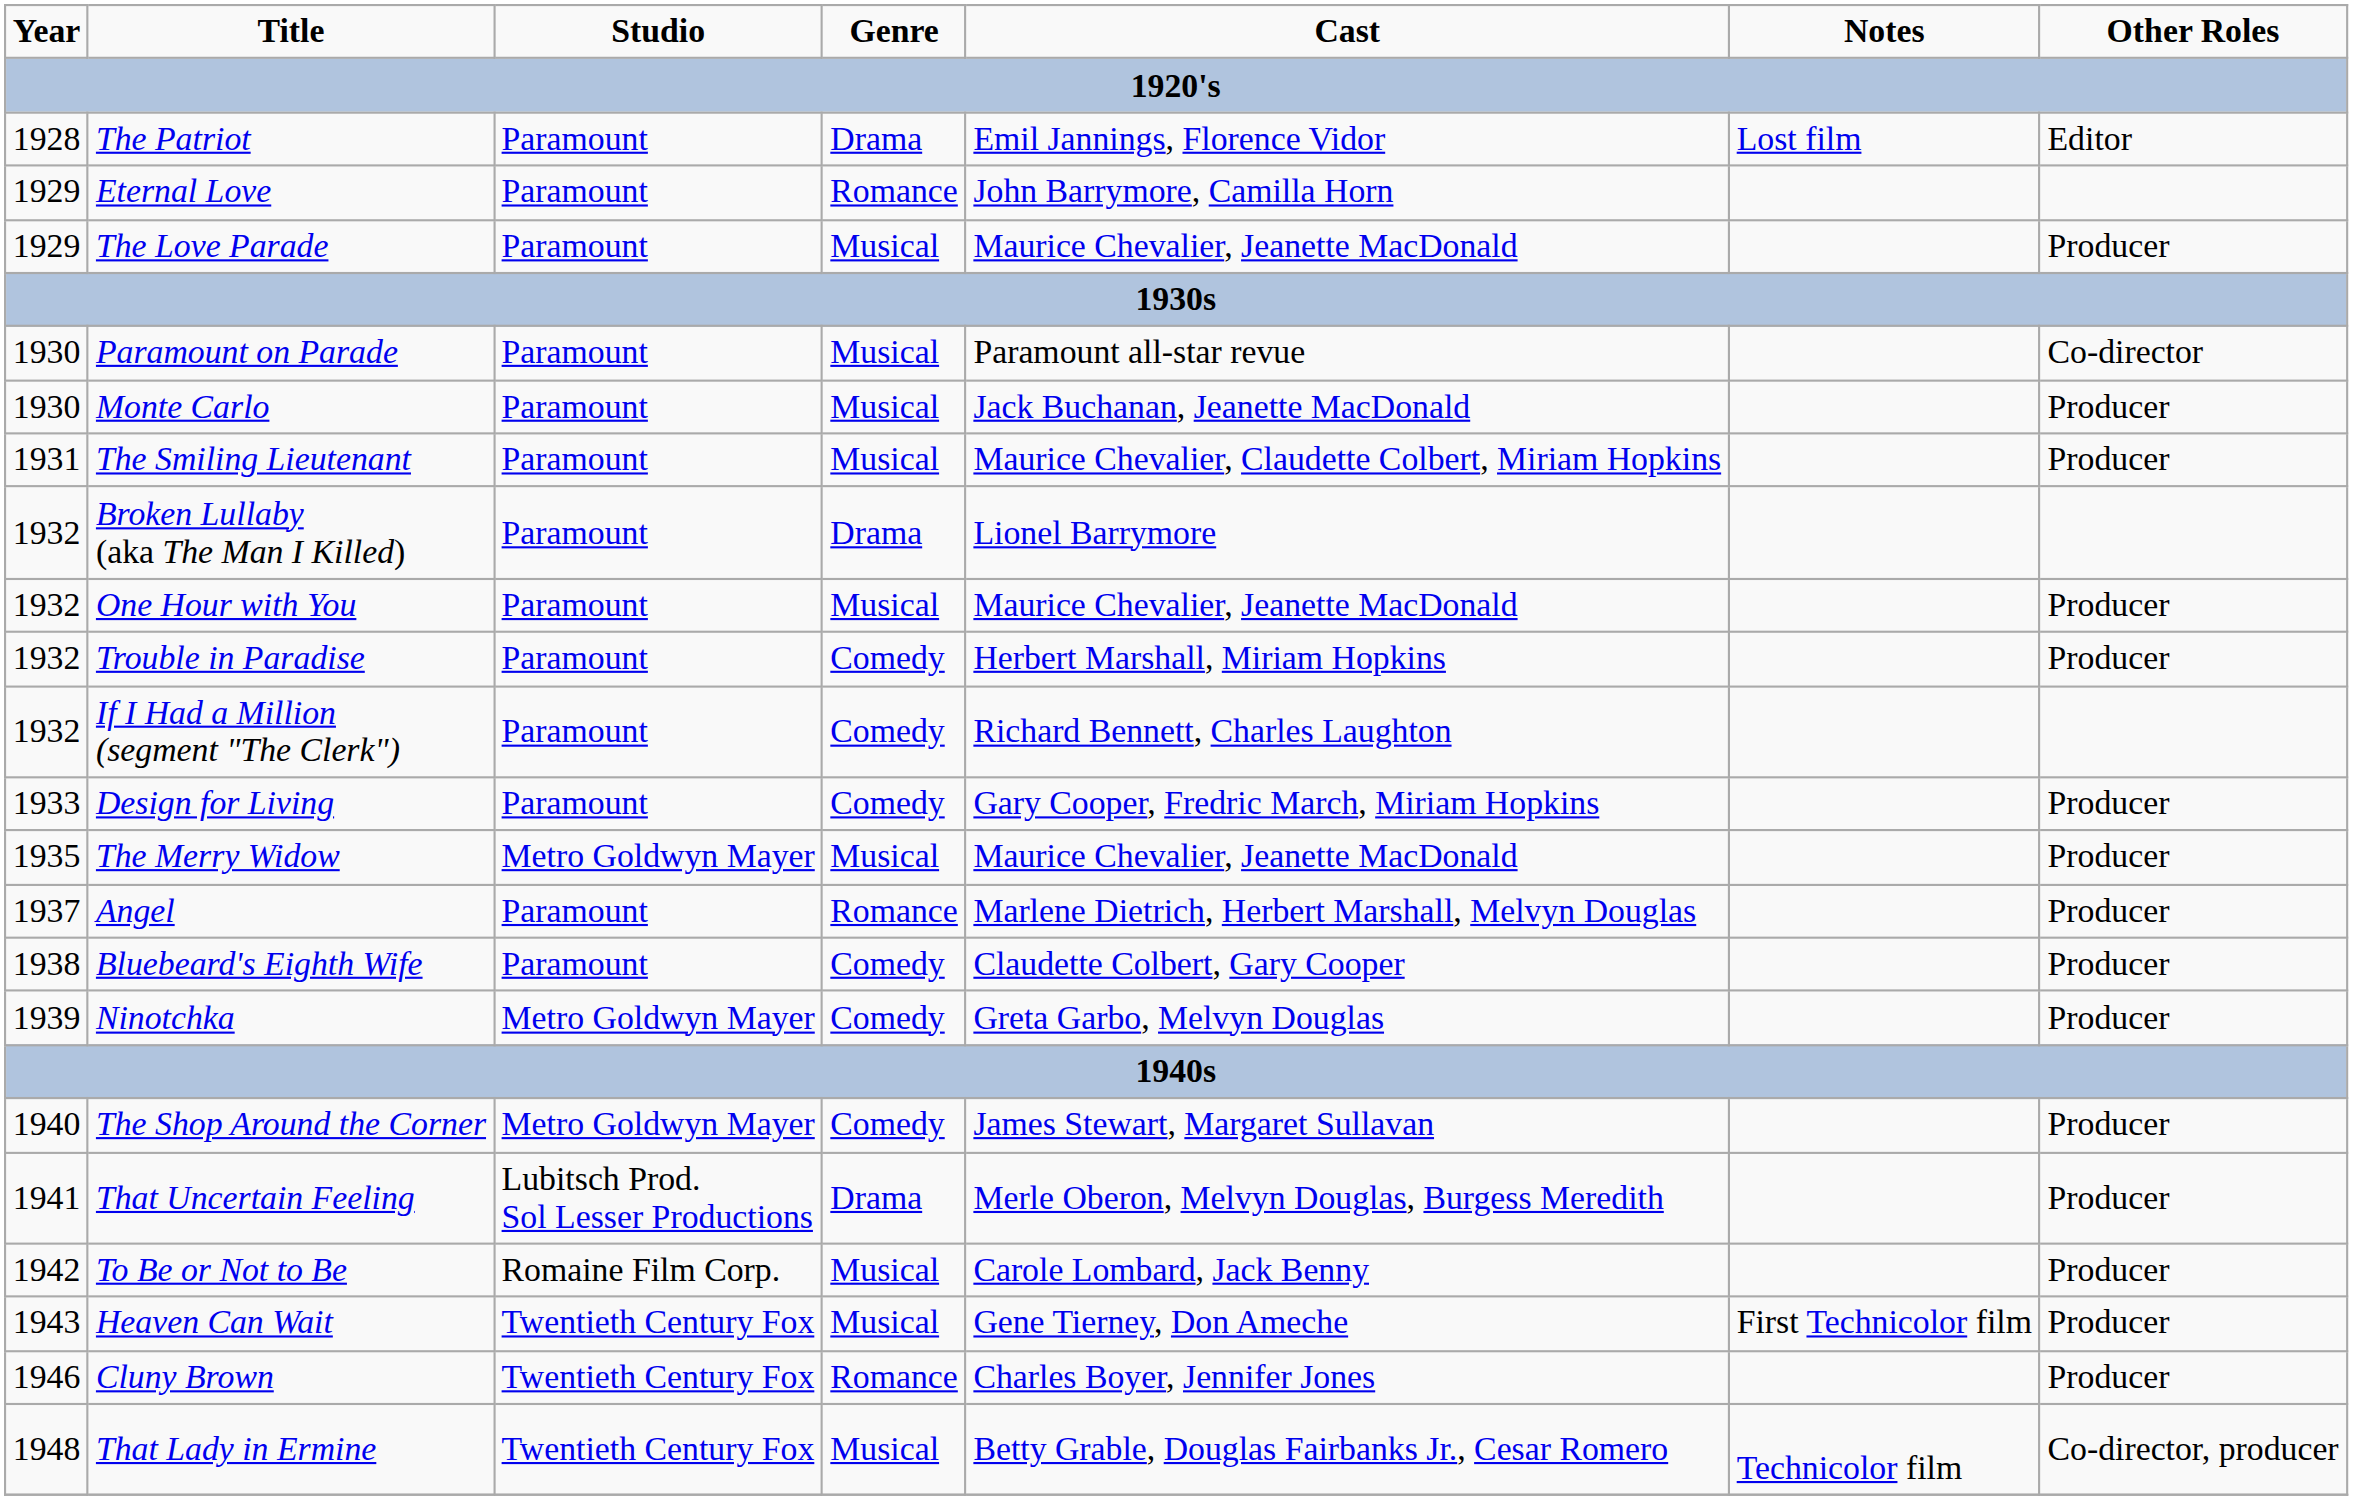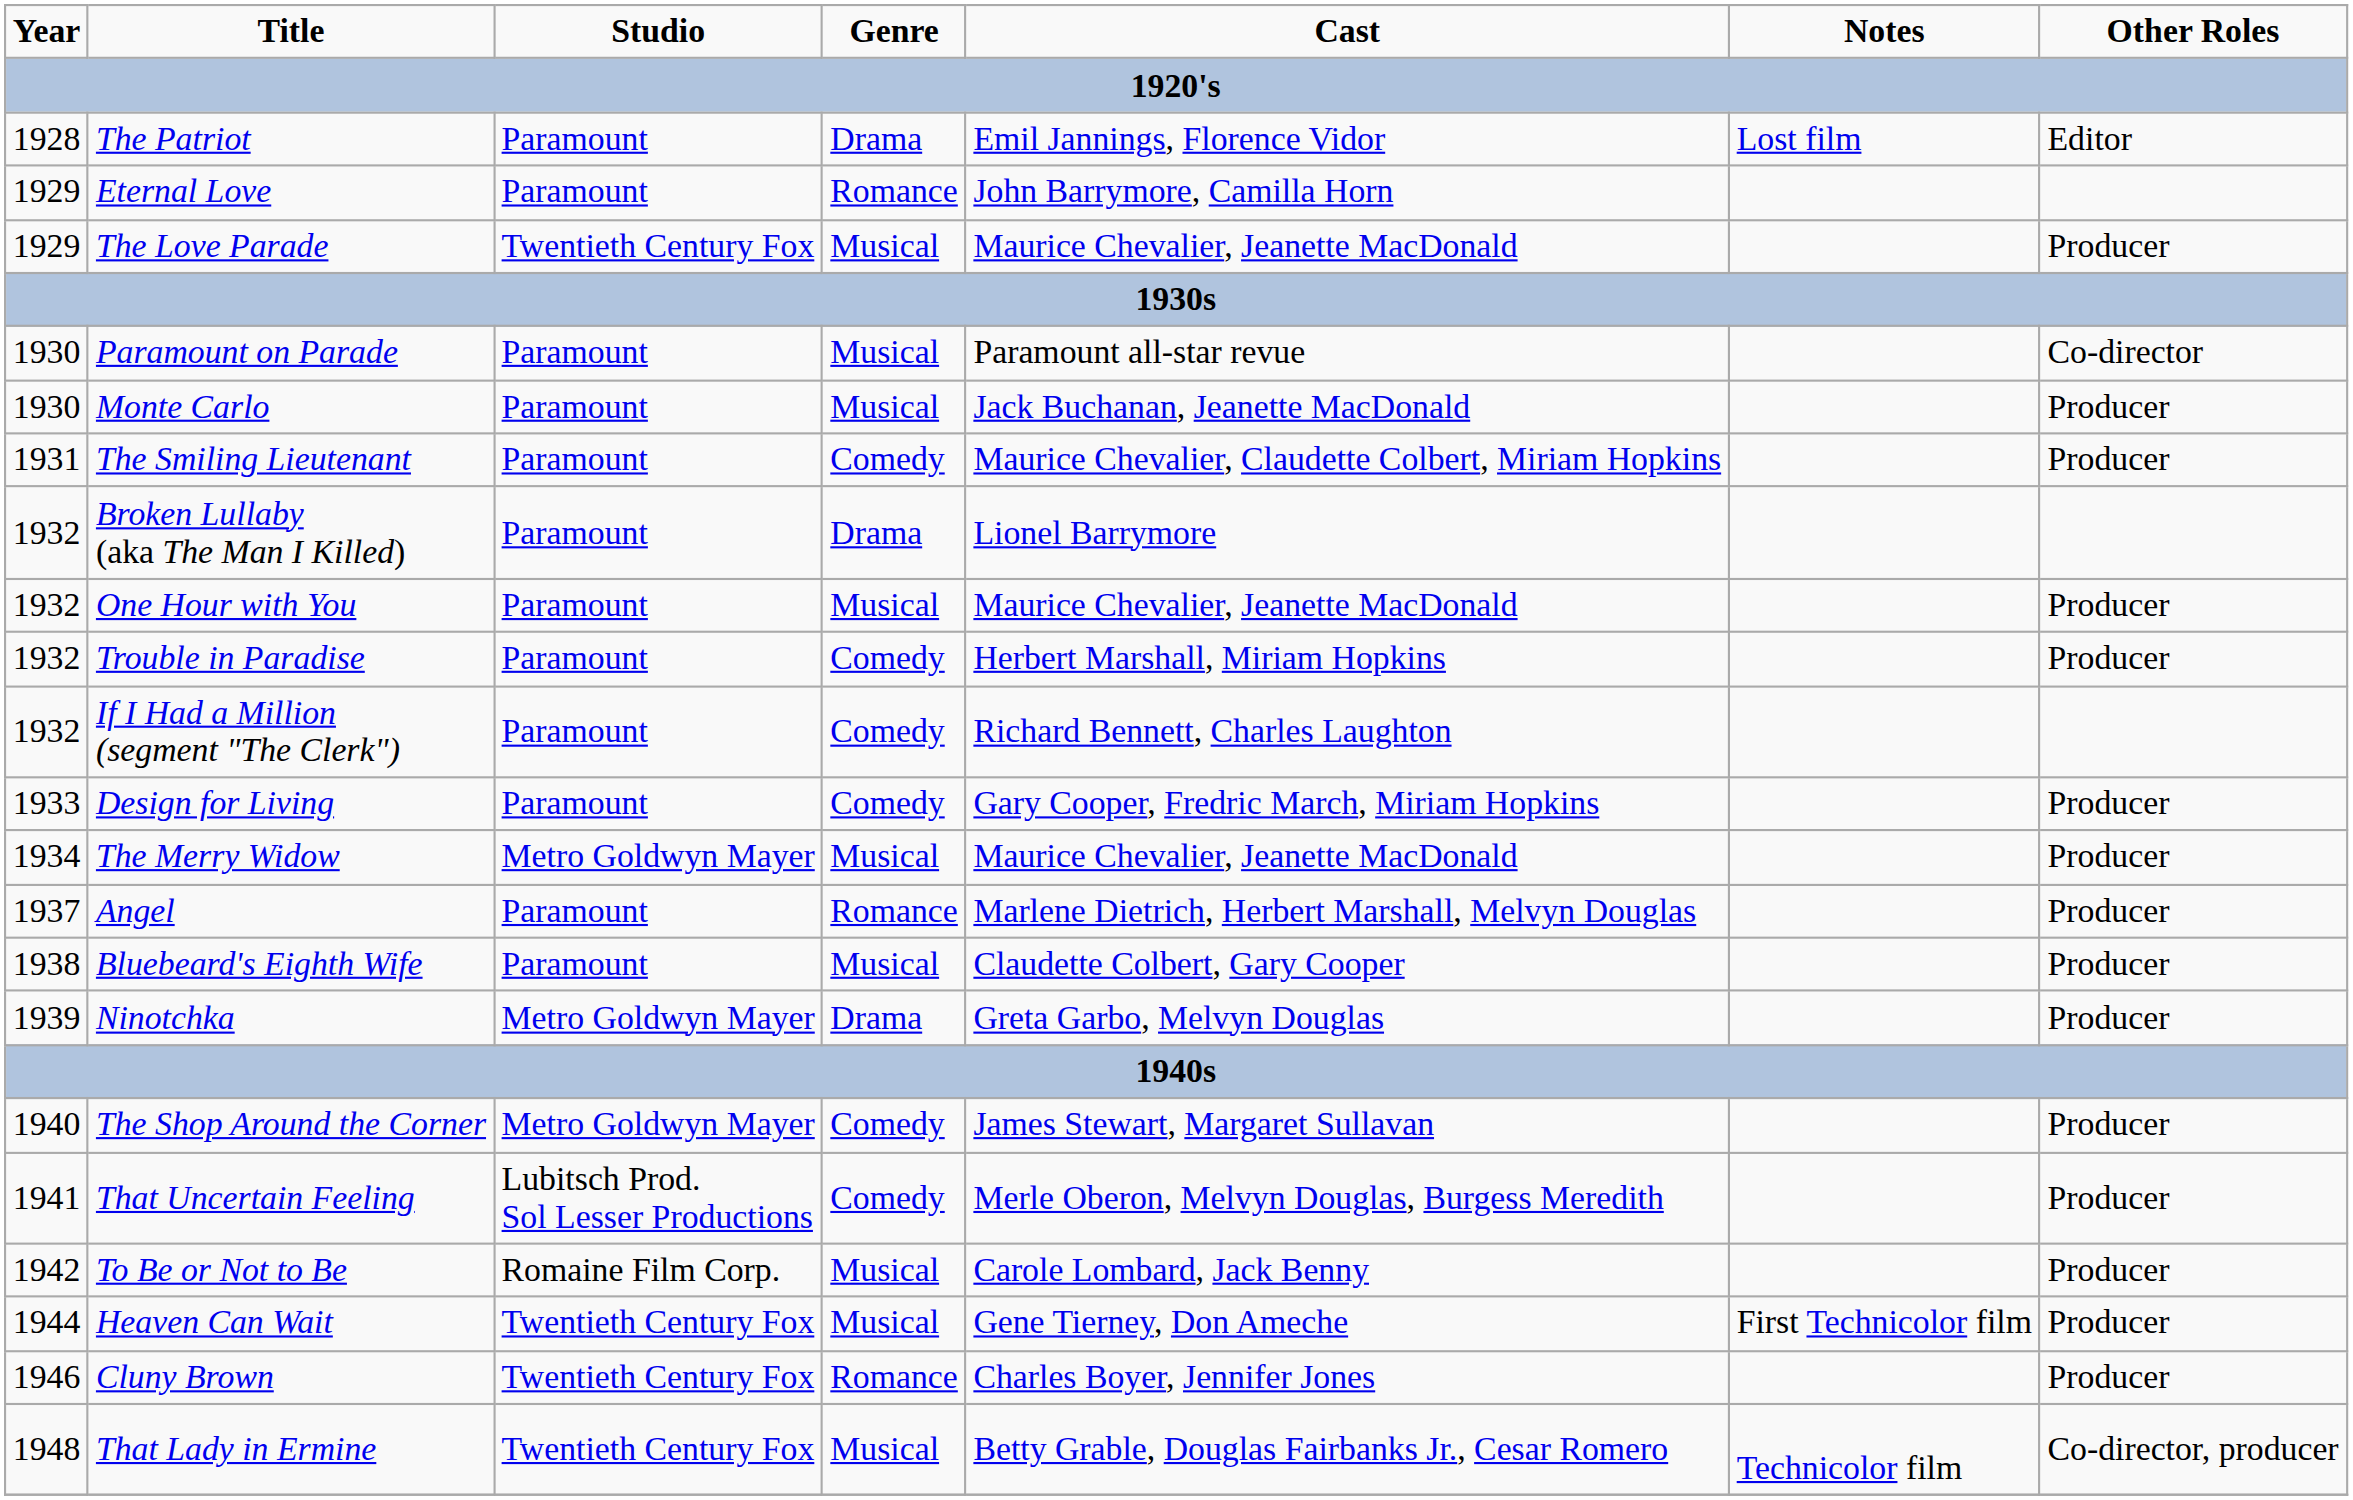(575, 245) Paramount -> (658, 245) Twentieth Century Fox
(885, 459) Musical -> (888, 459) Comedy
(47, 856) 1935 -> (47, 856) 1934
(888, 963) Comedy -> (885, 963) Musical
(888, 1017) Comedy -> (876, 1017) Drama
(876, 1197) Drama -> (888, 1197) Comedy
(47, 1323) 1943 -> (47, 1323) 1944
